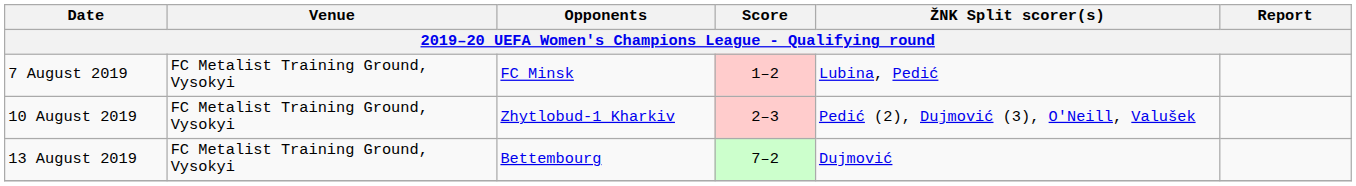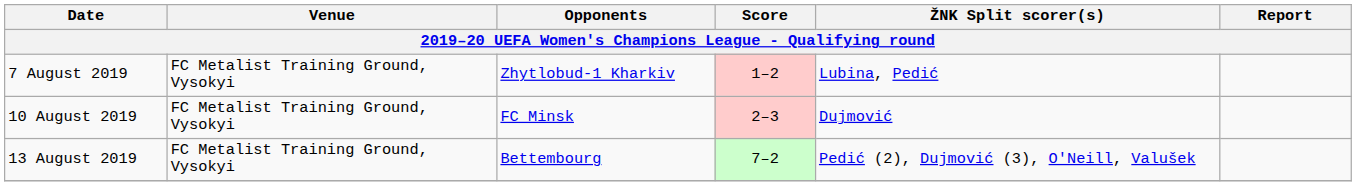(537, 75) FC Minsk -> (588, 75) Zhytlobud-1 Kharkiv
(588, 118) Zhytlobud-1 Kharkiv -> (537, 118) FC Minsk
(1007, 118) Pedić (2), Dujmović (3), O'Neill, Valušek -> (856, 118) Dujmović
(856, 160) Dujmović -> (1007, 160) Pedić (2), Dujmović (3), O'Neill, Valušek
